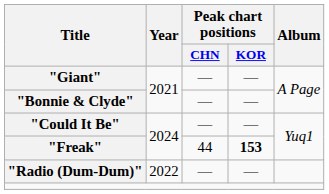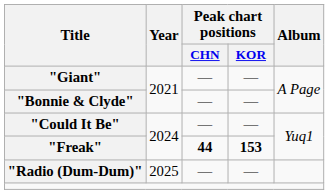(205, 147) normal -> (205, 147) bold
(164, 171) 2022 -> (164, 171) 2025
